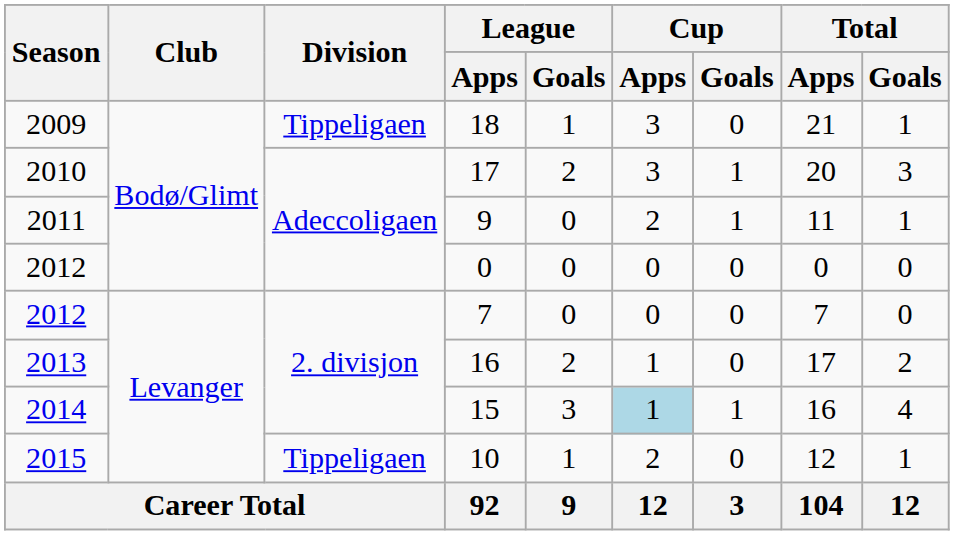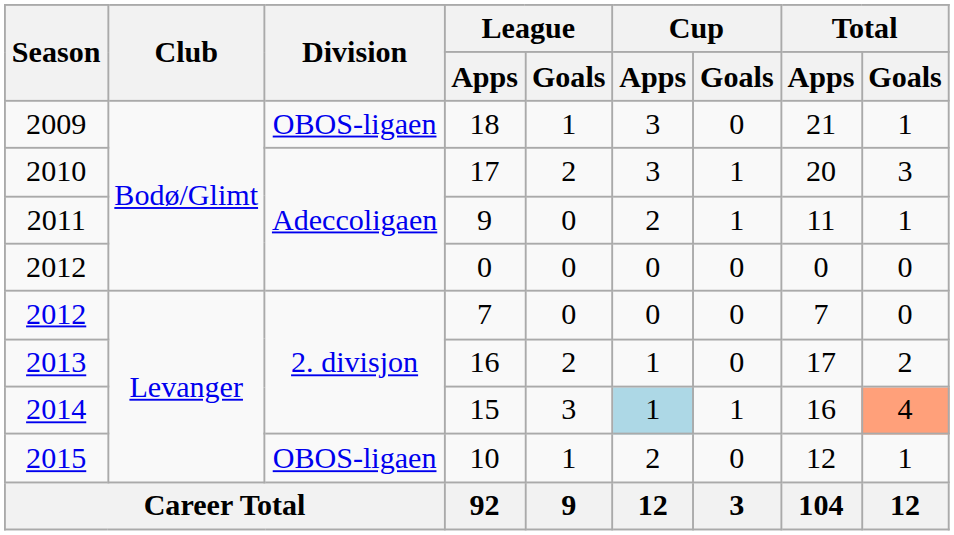(355, 123) Tippeligaen -> (355, 123) OBOS-ligaen
(905, 409) no background -> (905, 409) lightsalmon background
(355, 457) Tippeligaen -> (355, 457) OBOS-ligaen
